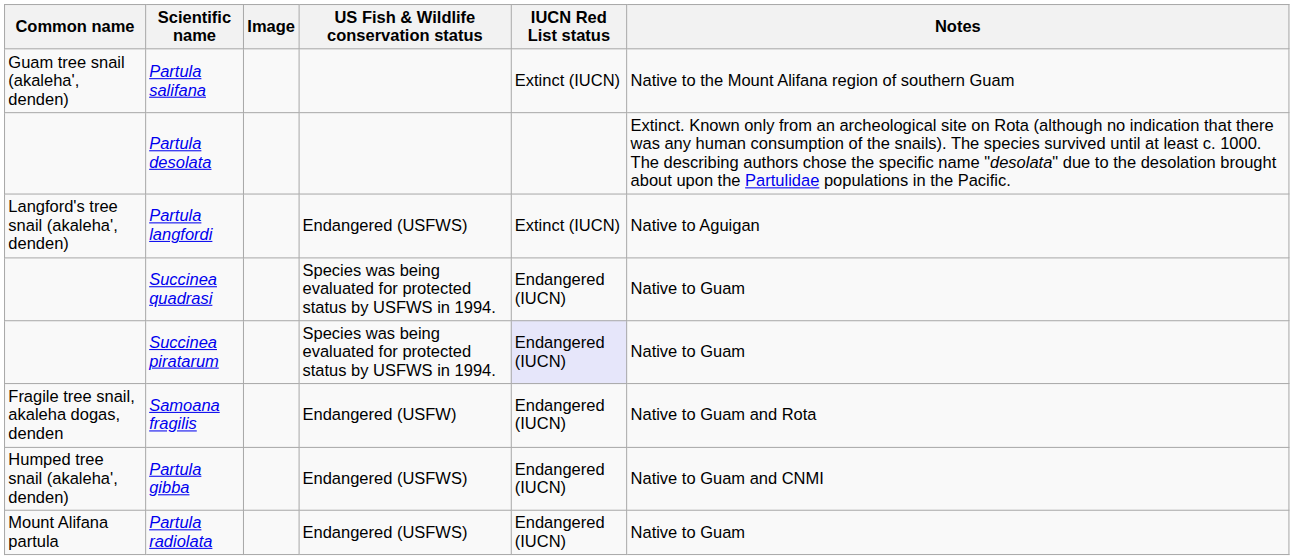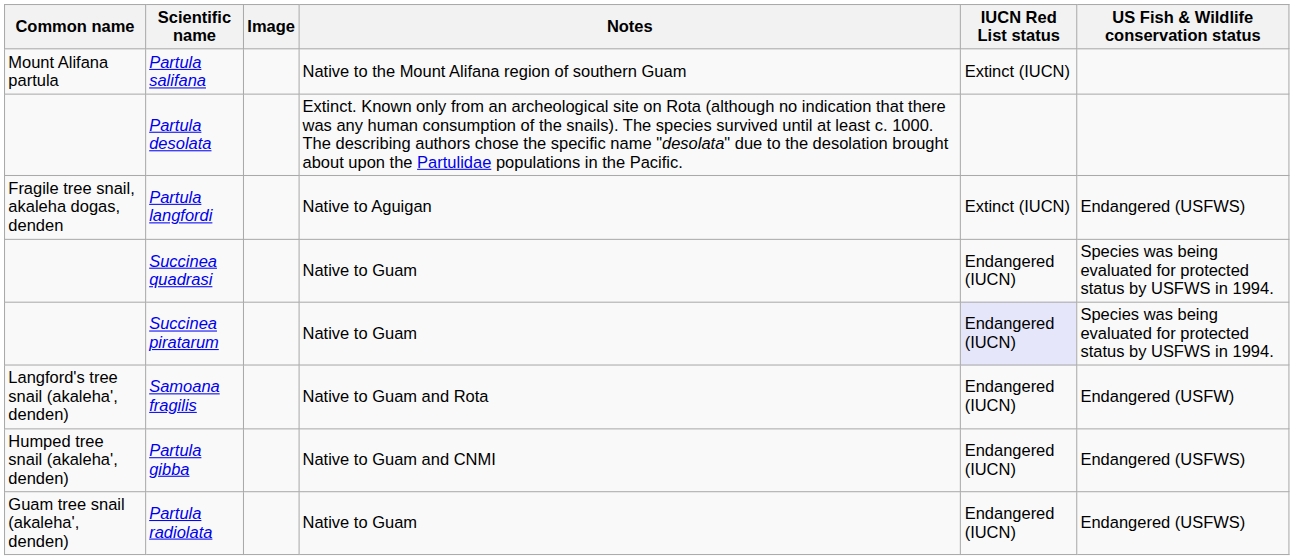columns swapped: (405, 26) <-> (958, 26)
(66, 80) Guam tree snail (akaleha', denden) -> (58, 71) Mount Alifana partula
(63, 225) Langford's tree snail (akaleha', denden) -> (72, 207) Fragile tree snail, akaleha dogas, denden
(72, 415) Fragile tree snail, akaleha dogas, denden -> (63, 396) Langford's tree snail (akaleha', denden)
(58, 532) Mount Alifana partula -> (66, 523) Guam tree snail (akaleha', denden)
